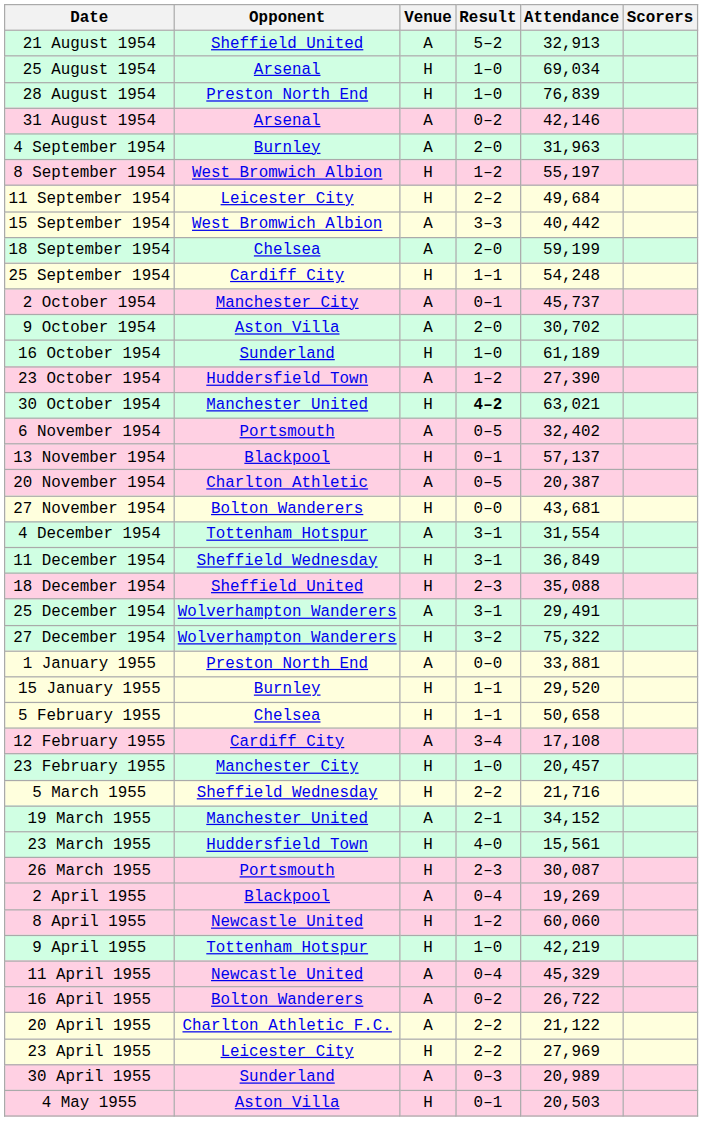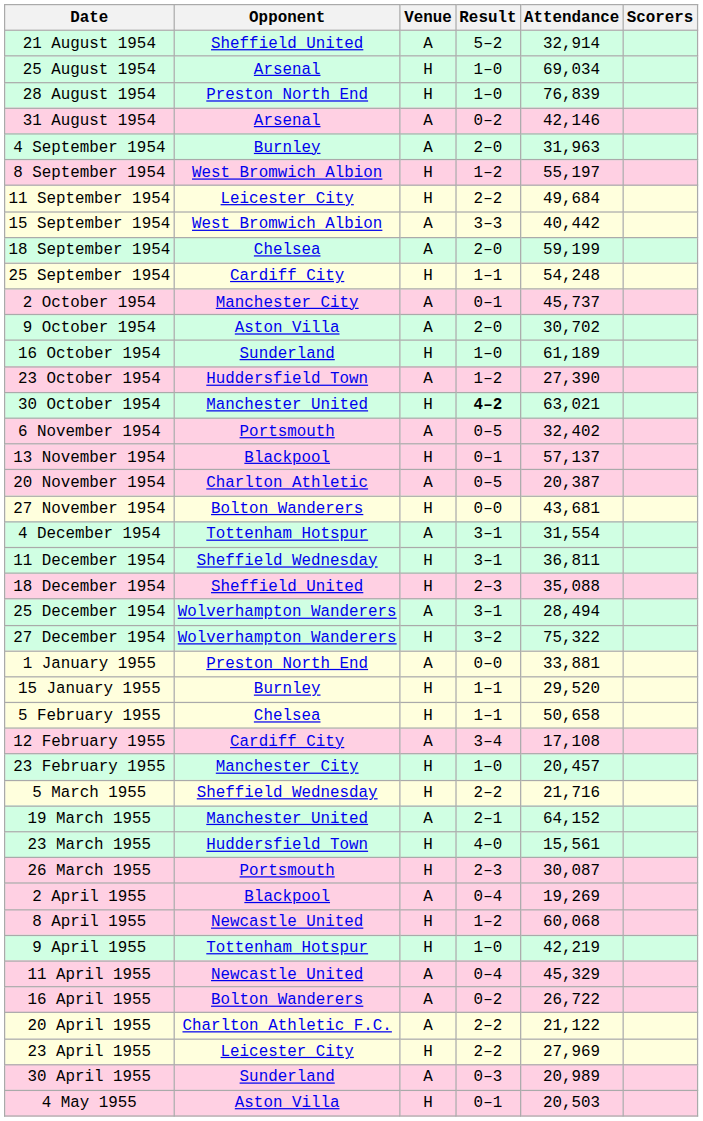(572, 43) 32,913 -> (572, 43) 32,914
(572, 560) 36,849 -> (572, 560) 36,811
(572, 612) 29,491 -> (572, 612) 28,494
(572, 819) 34,152 -> (572, 819) 64,152
(572, 922) 60,060 -> (572, 922) 60,068
